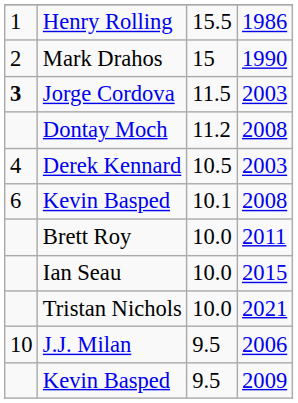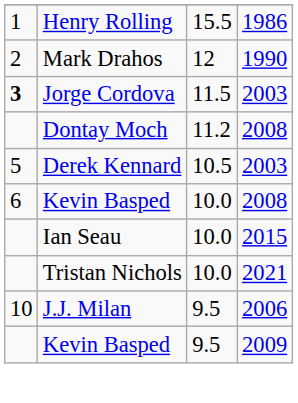(203, 58) 15 -> (203, 58) 12
(16, 165) 4 -> (16, 165) 5
(212, 201) 10.1 -> (212, 201) 10.0
- row: (87, 237)
